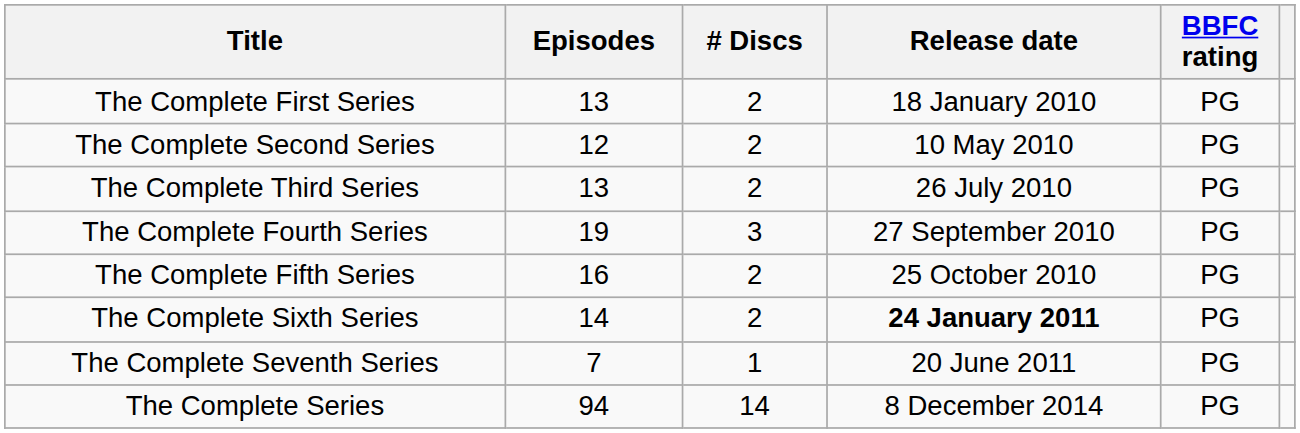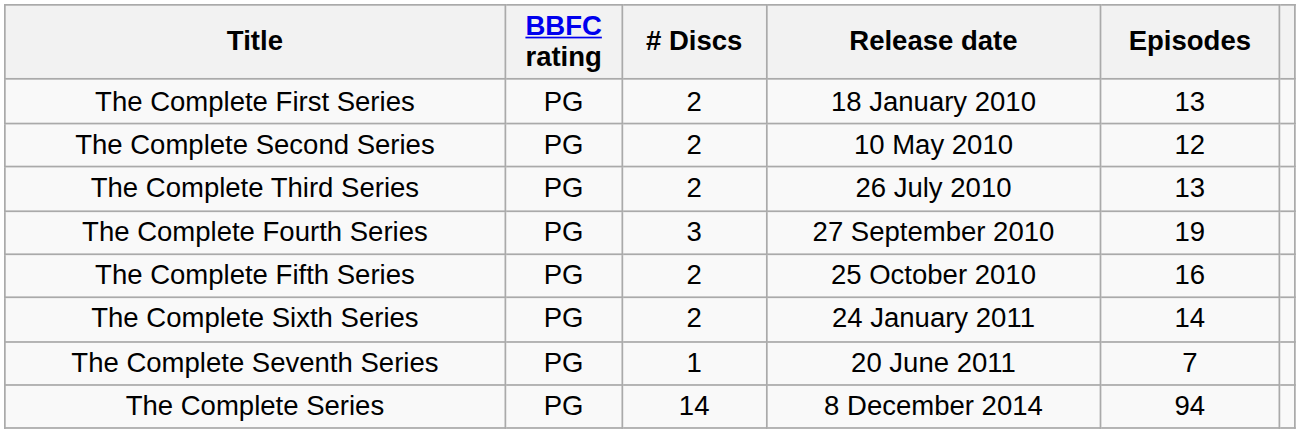columns swapped: (594, 41) <-> (1220, 41)
(994, 319) bold -> (933, 319) normal
